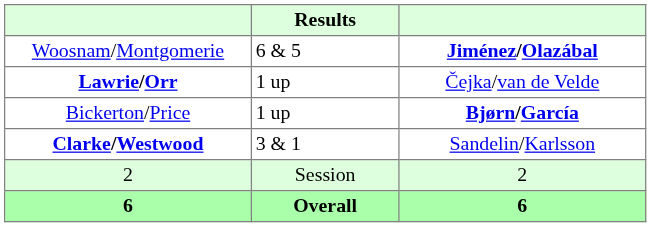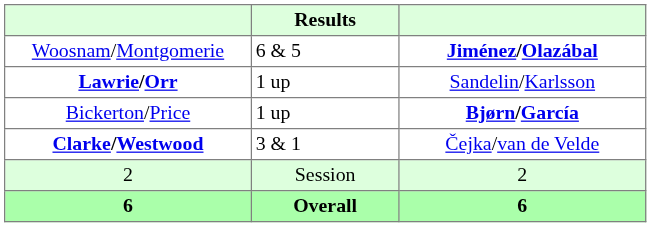(522, 81) Čejka/van de Velde -> (522, 81) Sandelin/Karlsson
(522, 144) Sandelin/Karlsson -> (522, 144) Čejka/van de Velde
